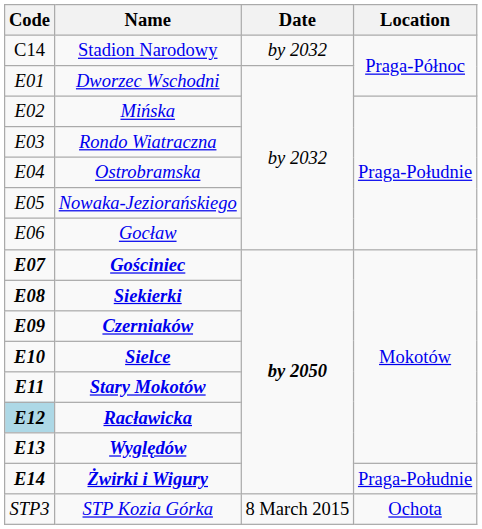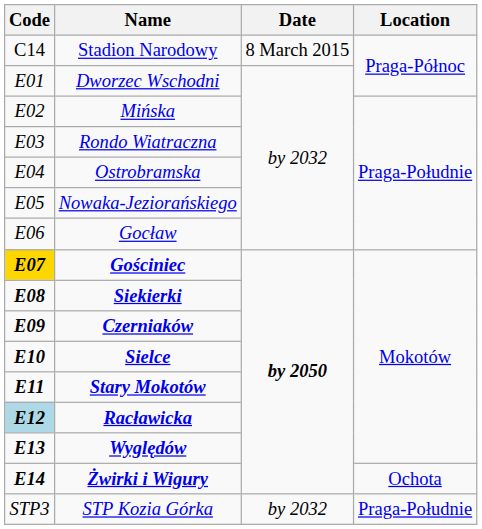(297, 50) by 2032 -> (297, 50) 8 March 2015
(29, 264) no background -> (29, 264) gold background
(415, 478) Praga-Południe -> (415, 478) Ochota
(297, 509) 8 March 2015 -> (297, 509) by 2032
(415, 509) Ochota -> (415, 509) Praga-Południe
